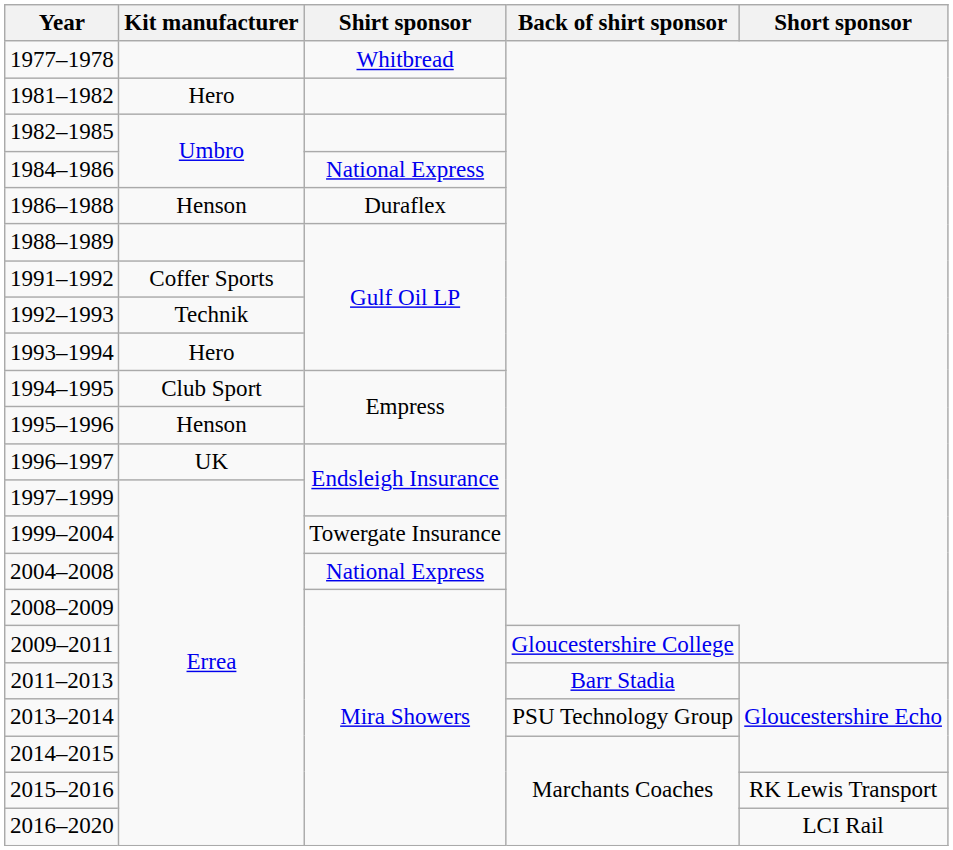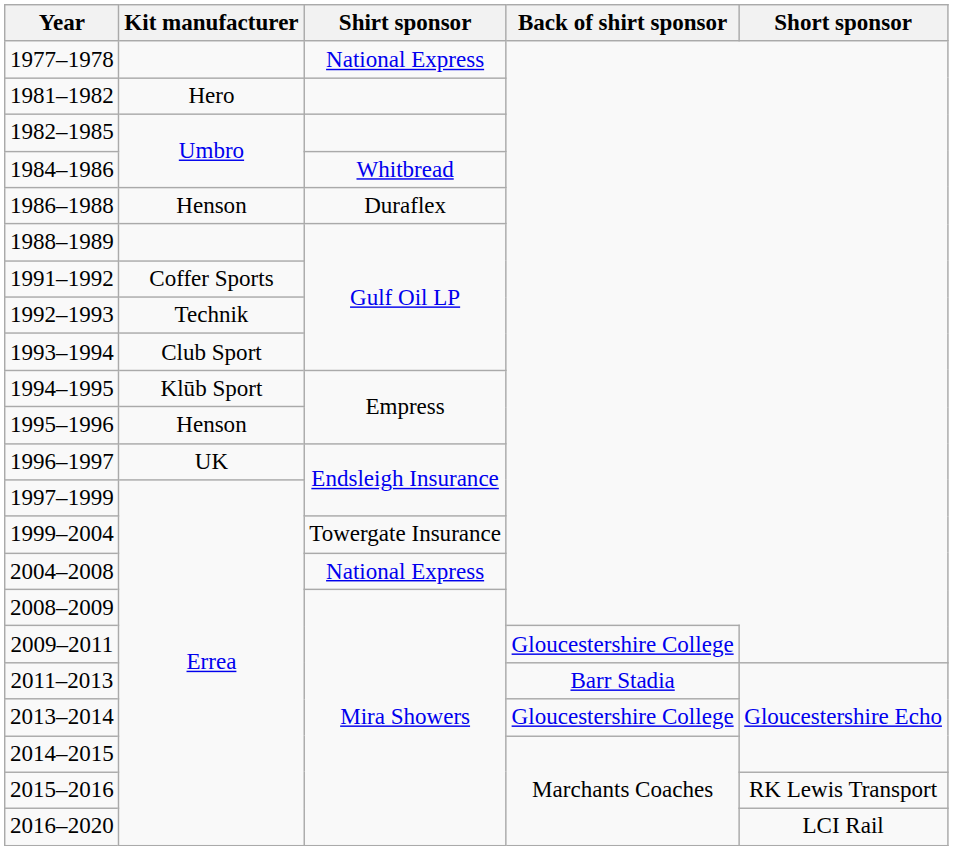(405, 59) Whitbread -> (405, 59) National Express
(405, 168) National Express -> (405, 168) Whitbread
(211, 351) Hero -> (211, 351) Club Sport
(211, 388) Club Sport -> (211, 388) Klūb Sport
(623, 717) PSU Technology Group -> (623, 717) Gloucestershire College
